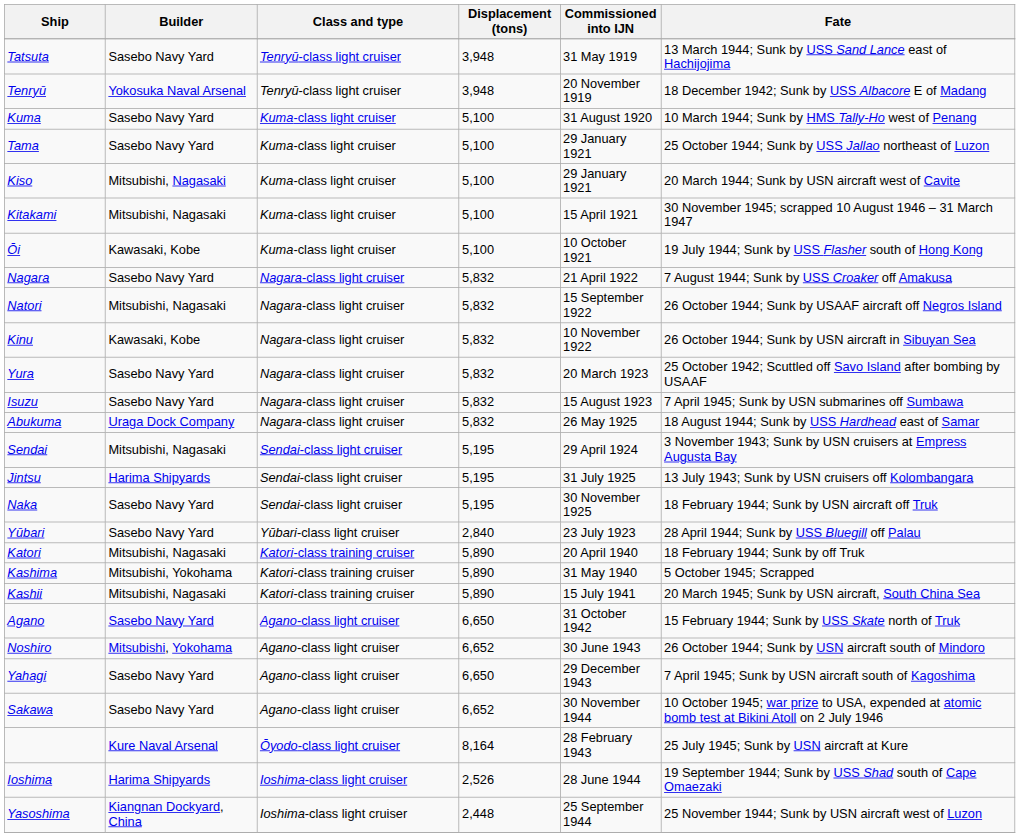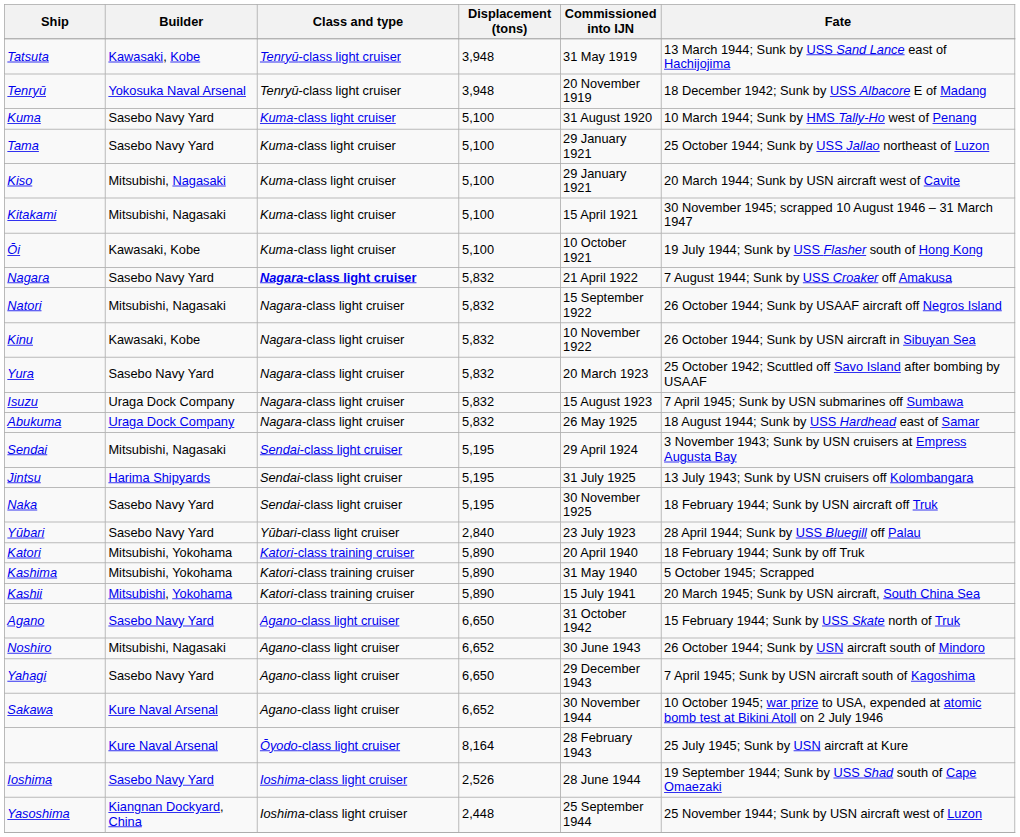(161, 56) Sasebo Navy Yard -> (154, 56) Kawasaki, Kobe
(332, 277) normal -> (338, 277) bold
(161, 402) Sasebo Navy Yard -> (171, 402) Uraga Dock Company
(167, 552) Mitsubishi, Nagasaki -> (170, 552) Mitsubishi, Yokohama
(167, 593) Mitsubishi, Nagasaki -> (170, 593) Mitsubishi, Yokohama
(170, 648) Mitsubishi, Yokohama -> (167, 648) Mitsubishi, Nagasaki
(161, 710) Sasebo Navy Yard -> (163, 710) Kure Naval Arsenal
(159, 780) Harima Shipyards -> (161, 780) Sasebo Navy Yard
